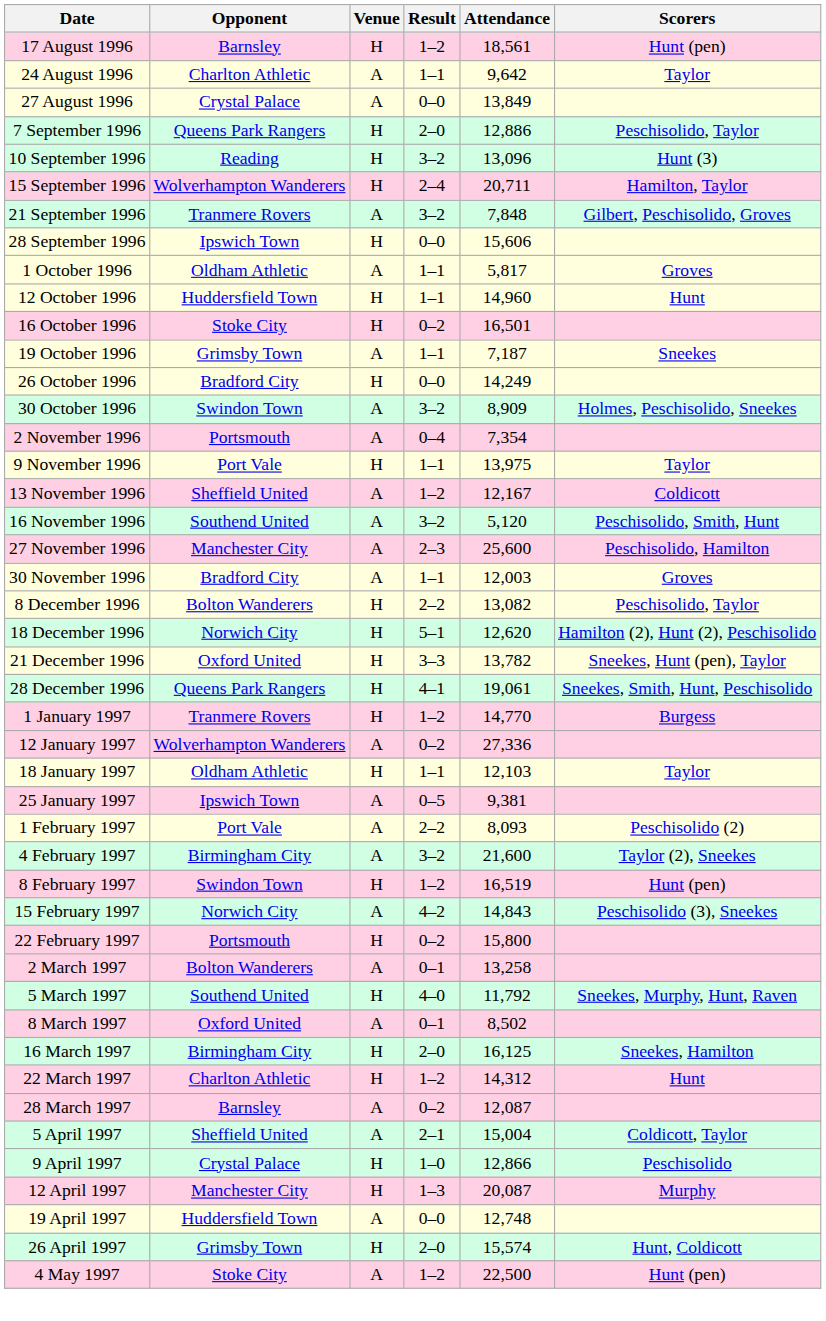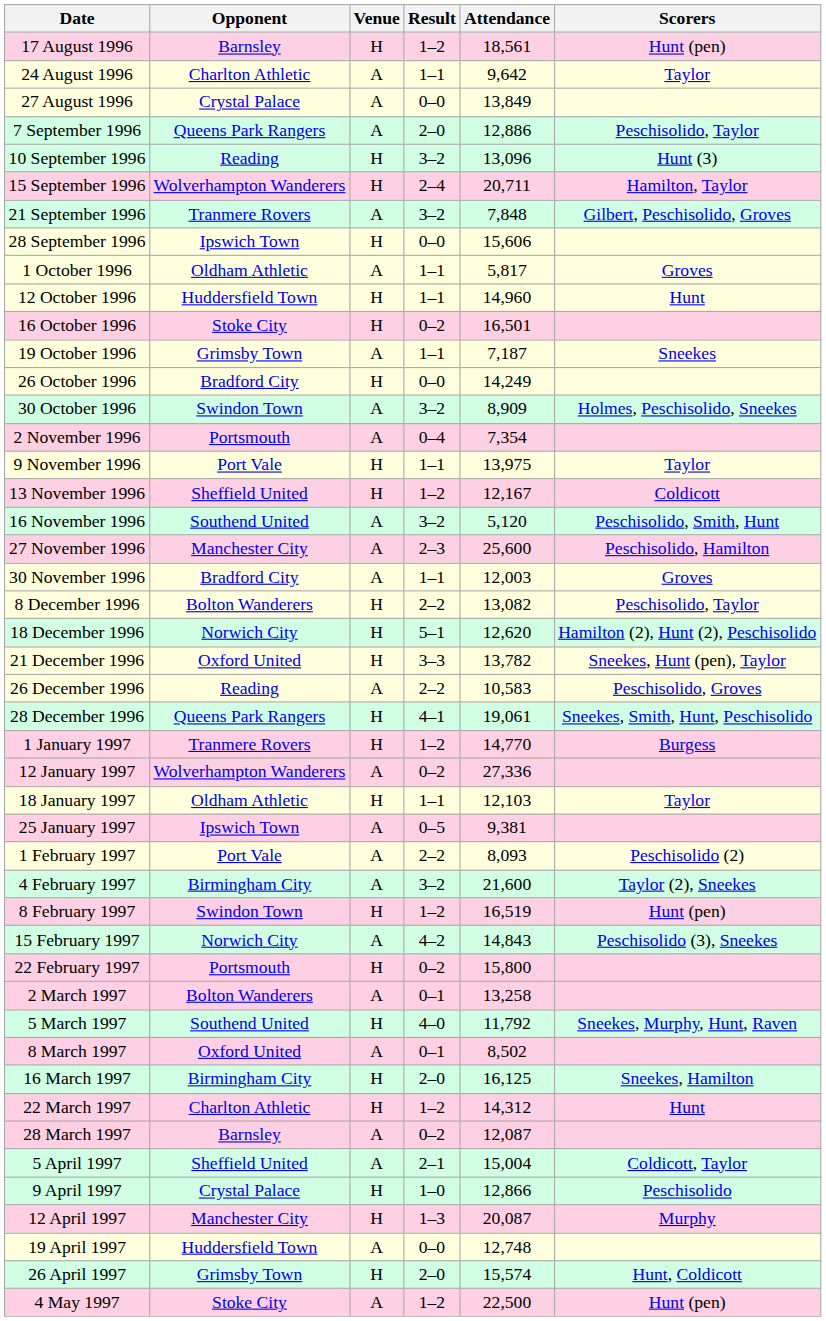(377, 130) H -> (377, 130) A
(377, 492) A -> (377, 492) H
+ row: (77, 688)
